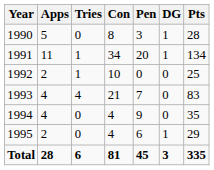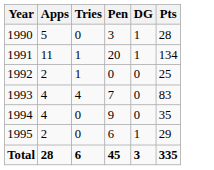- column: (119, 14)
